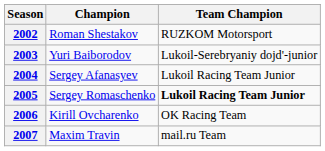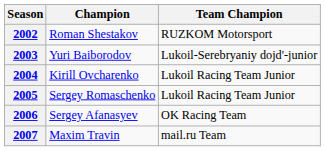(93, 74) Sergey Afanasyev -> (94, 74) Kirill Ovcharenko
(233, 94) bold -> (228, 94) normal
(94, 115) Kirill Ovcharenko -> (93, 115) Sergey Afanasyev
